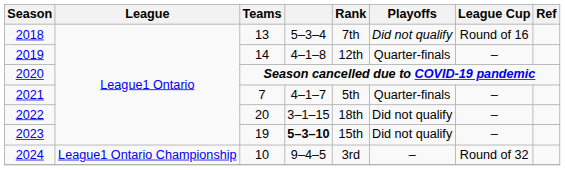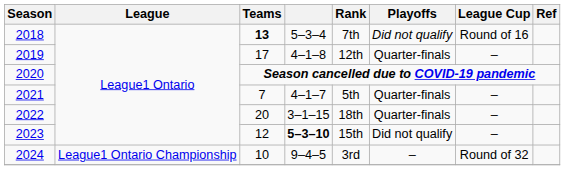(262, 34) normal -> (262, 34) bold
(262, 54) 14 -> (262, 54) 17
(412, 114) Did not qualify -> (412, 114) Quarter-finals
(262, 134) 19 -> (262, 134) 12
